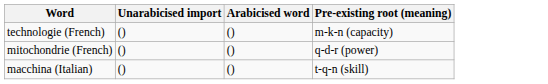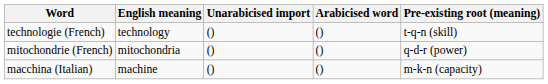+ column: (160, 13)
(354, 32) m-k-n (capacity) -> (430, 32) t-q-n (skill)
(342, 69) t-q-n (skill) -> (443, 69) m-k-n (capacity)
